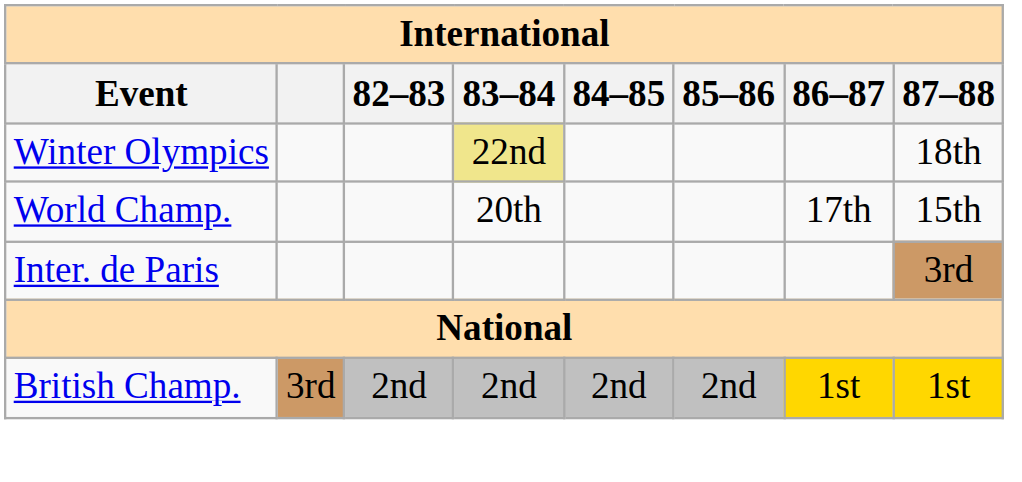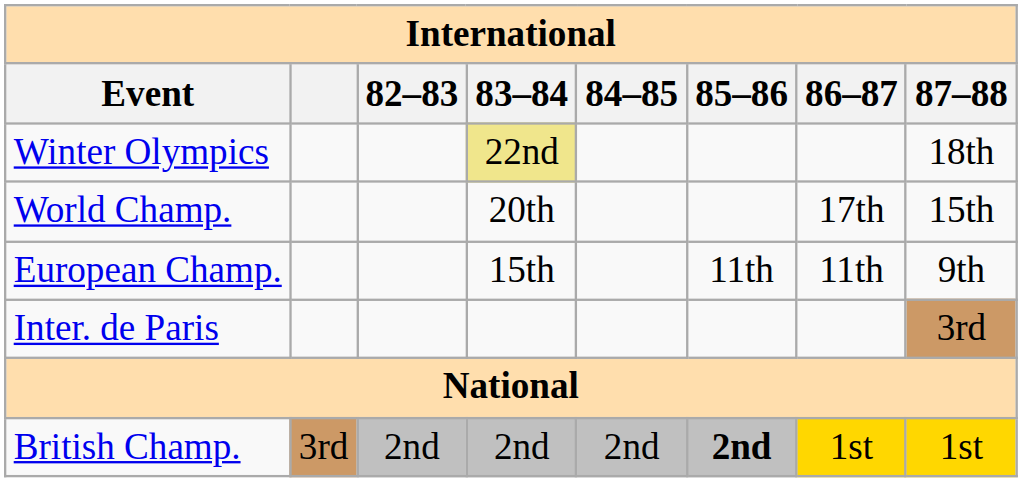+ row: (148, 269)
(729, 387) normal -> (742, 446) bold
